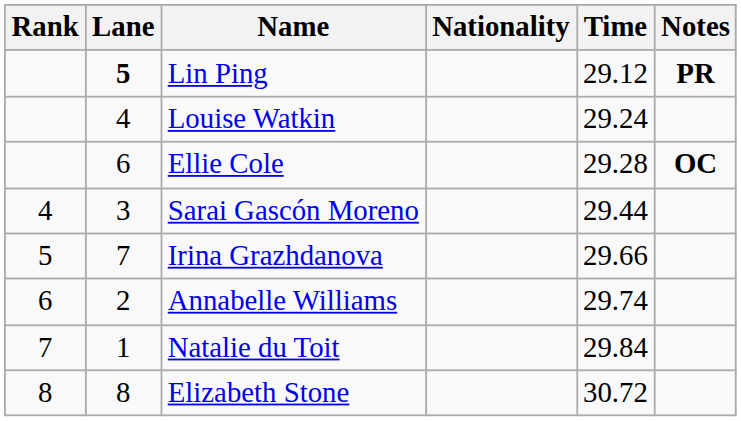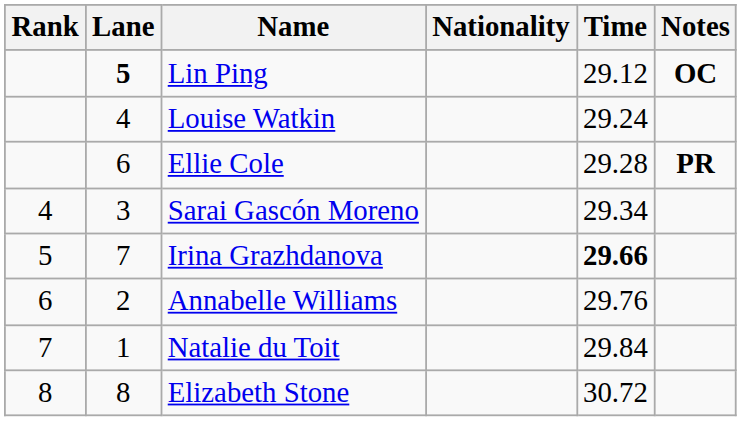(695, 73) PR -> (696, 73) OC
(696, 164) OC -> (695, 164) PR
(615, 210) 29.44 -> (615, 210) 29.34
(615, 255) normal -> (615, 255) bold
(615, 301) 29.74 -> (615, 301) 29.76
